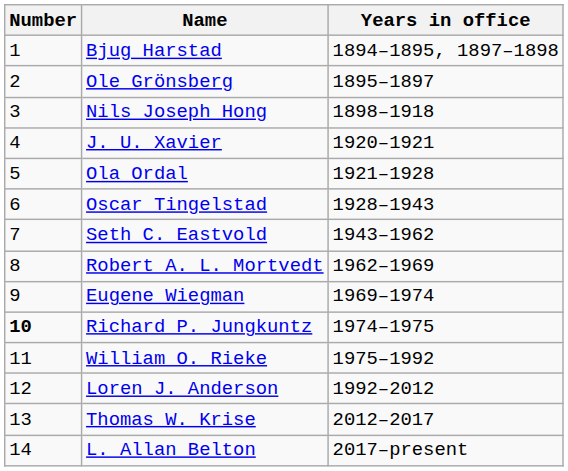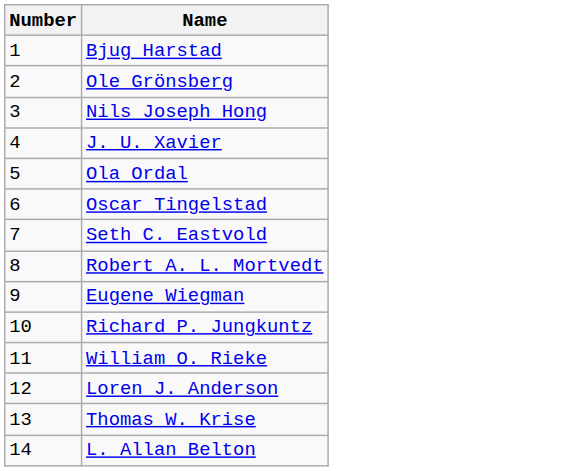- column: (446, 20)
(21, 327) bold -> (21, 327) normal
